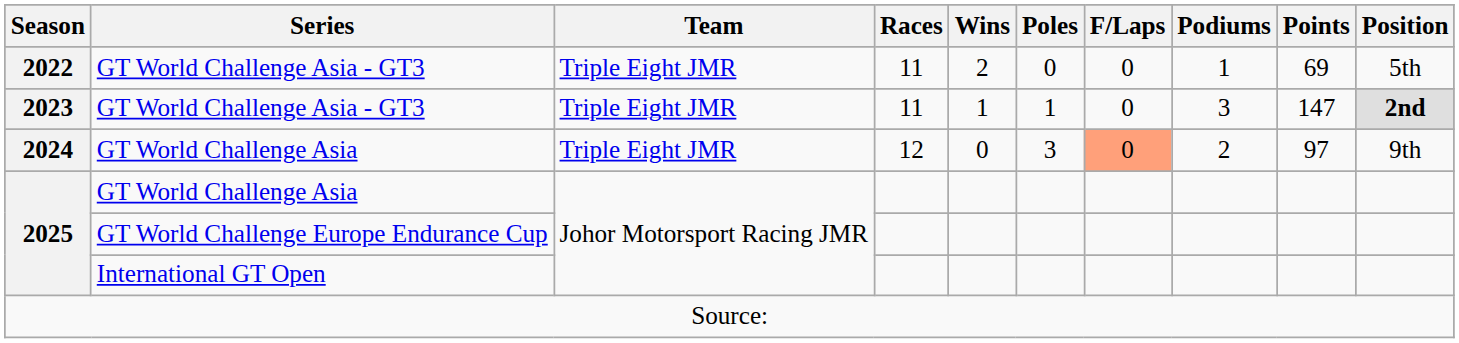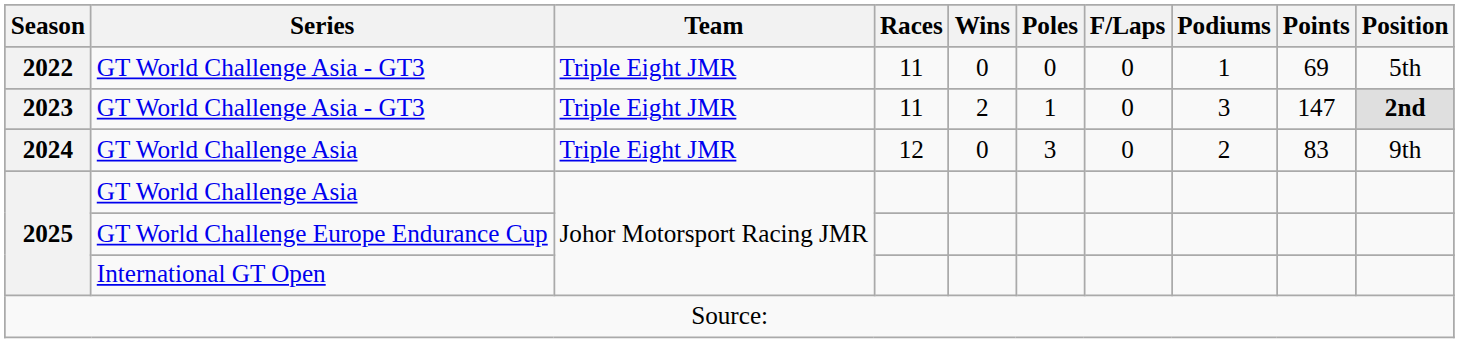(982, 67) 2 -> (982, 67) 0
(982, 108) 1 -> (982, 108) 2
(1128, 150) lightsalmon background -> (1128, 150) no background
(1316, 150) 97 -> (1316, 150) 83
